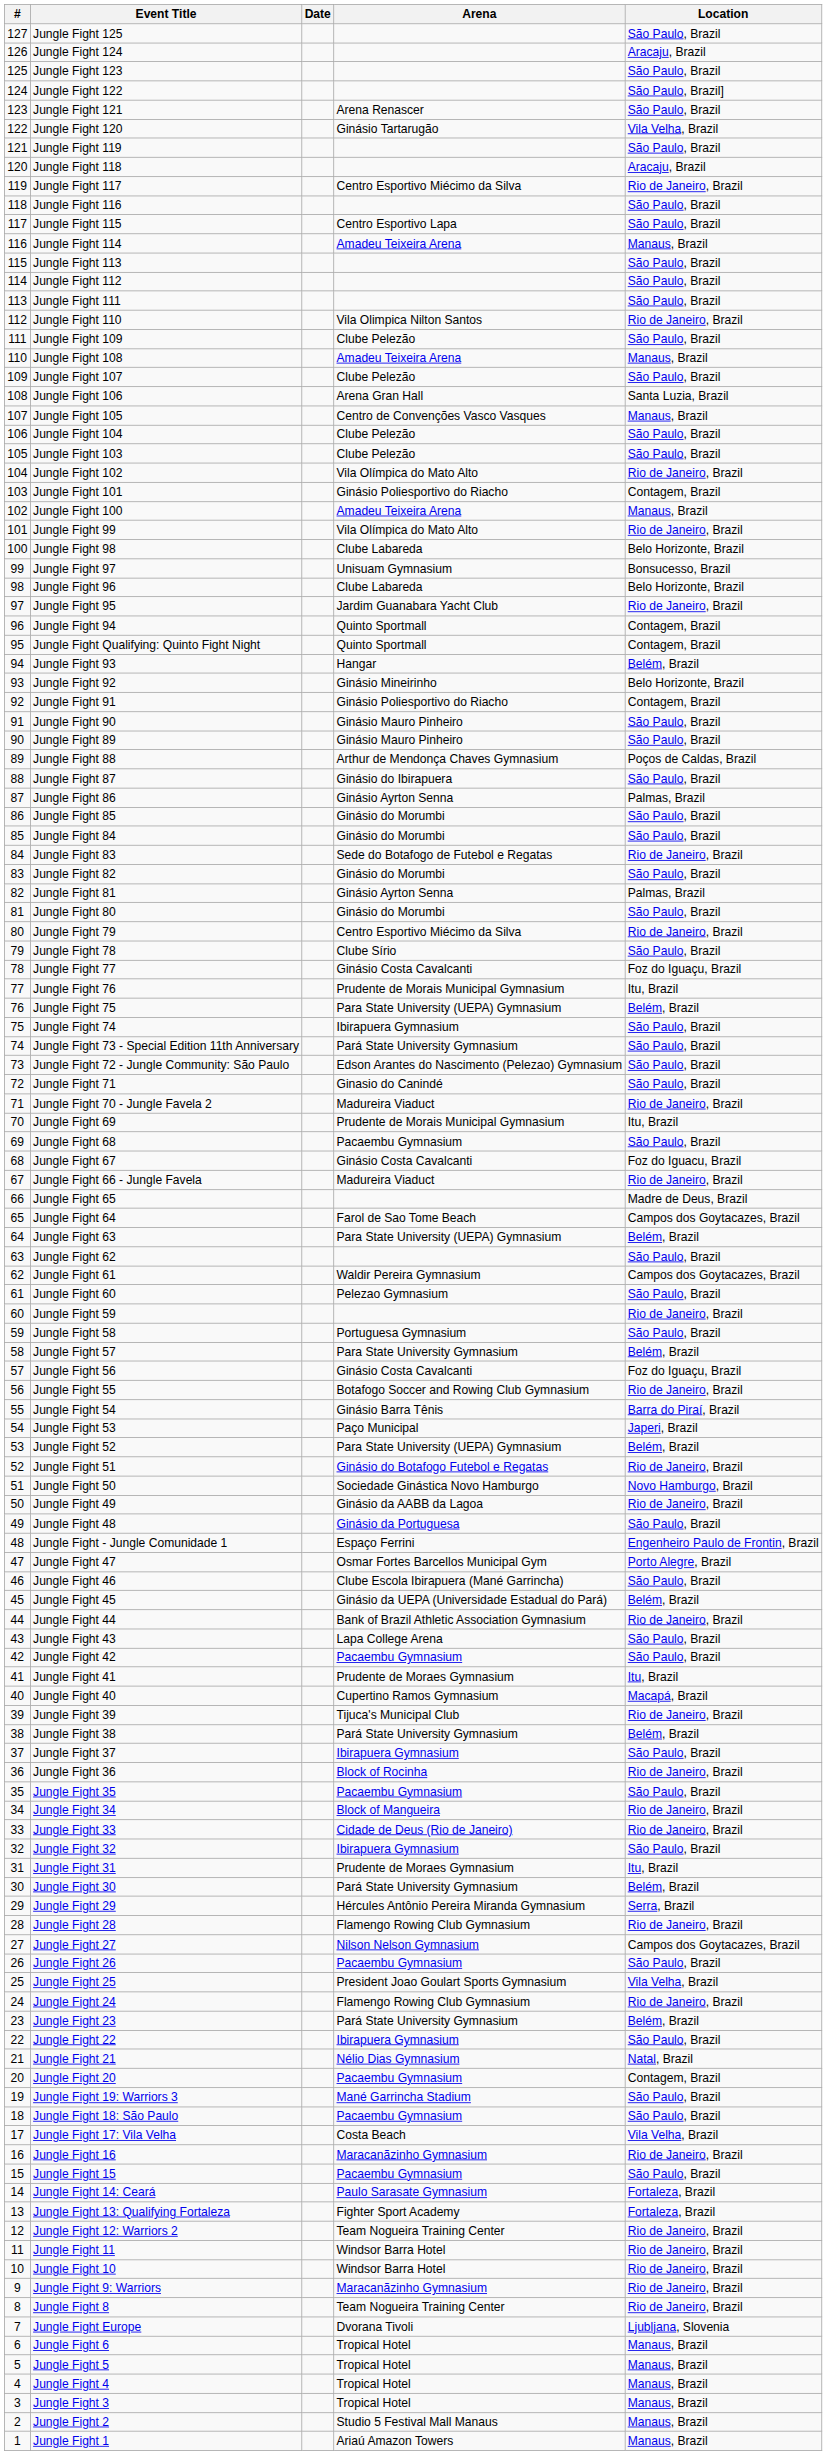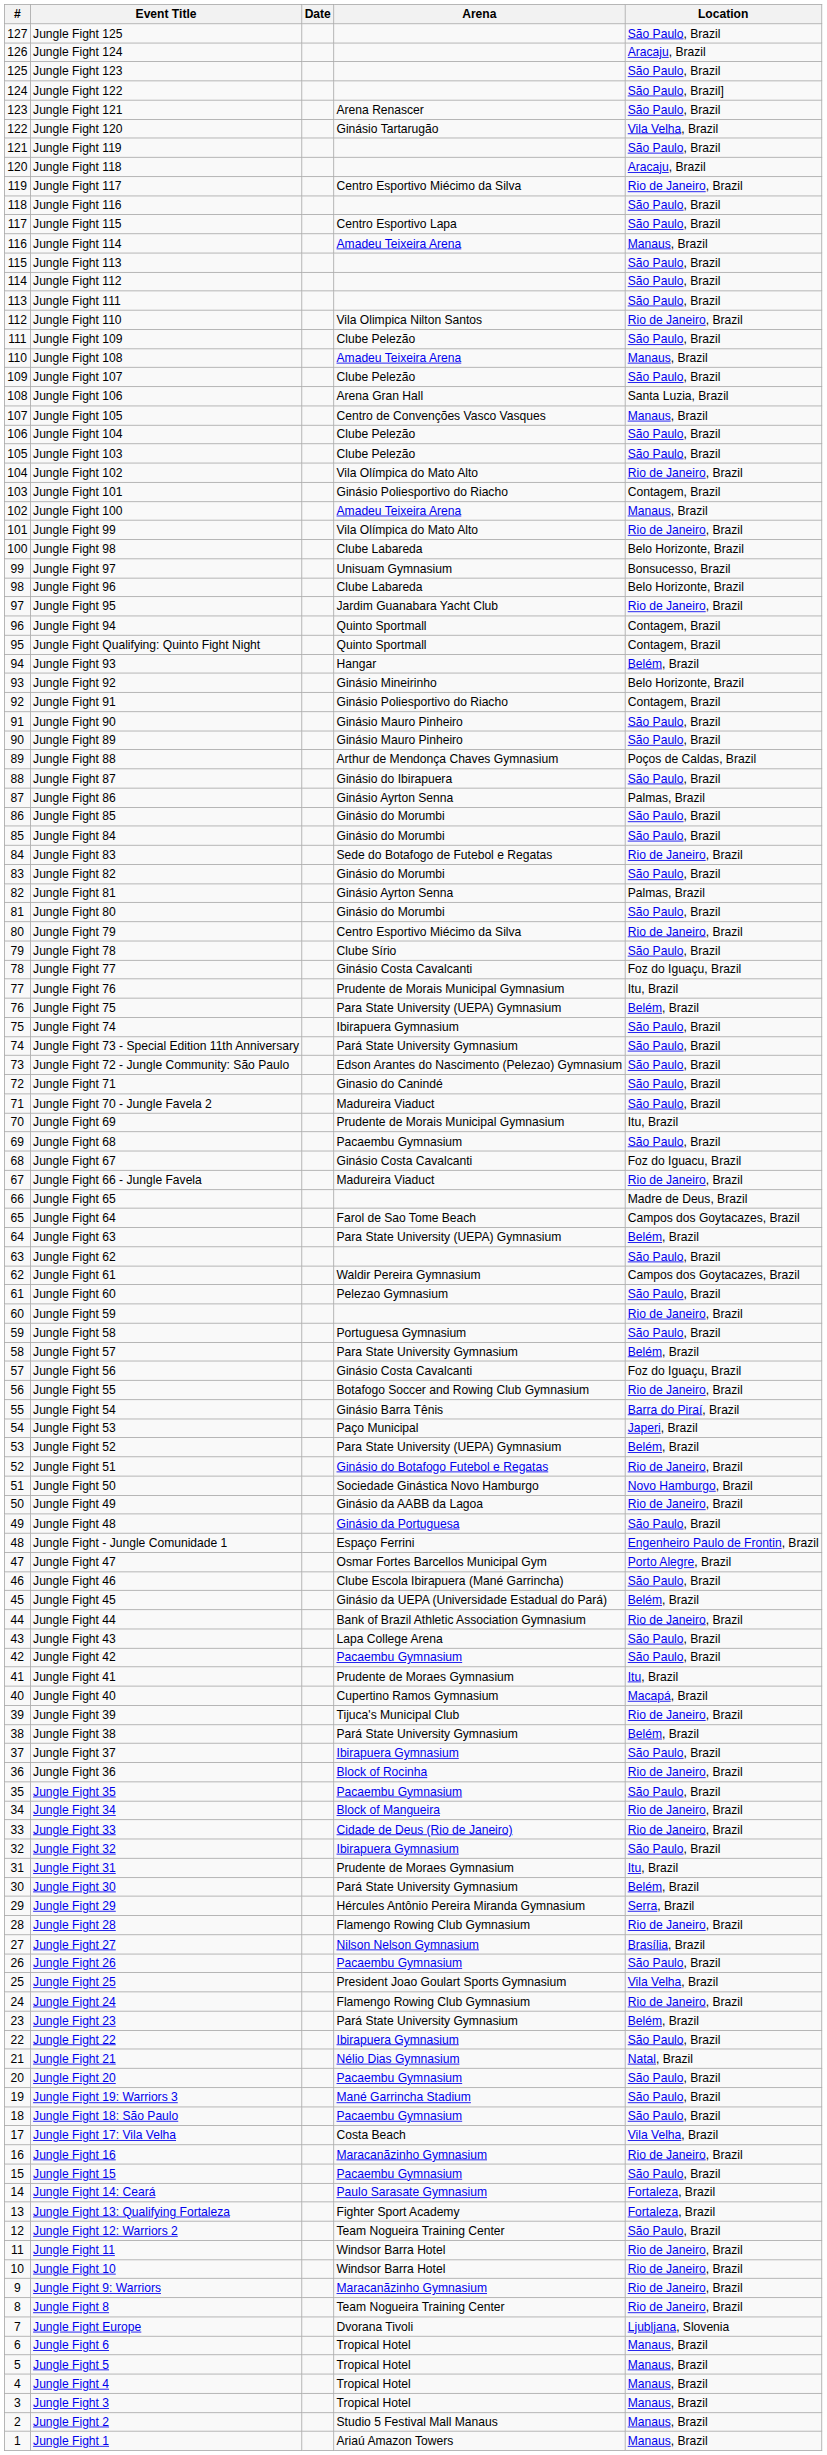(685, 1104) Rio de Janeiro, Brazil -> (674, 1104) São Paulo, Brazil
(714, 1944) Campos dos Goytacazes, Brazil -> (666, 1944) Brasília, Brazil
(674, 2078) Contagem, Brazil -> (674, 2078) São Paulo, Brazil
(685, 2231) Rio de Janeiro, Brazil -> (674, 2231) São Paulo, Brazil
